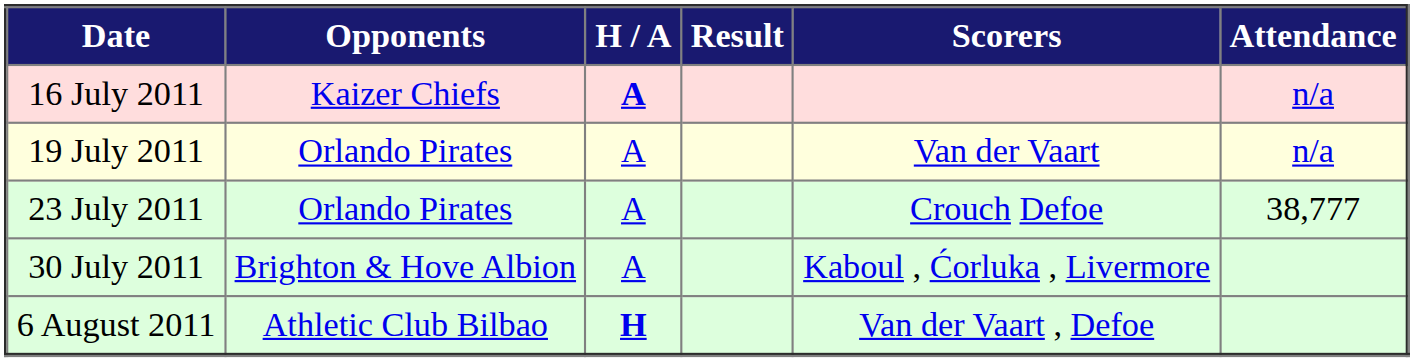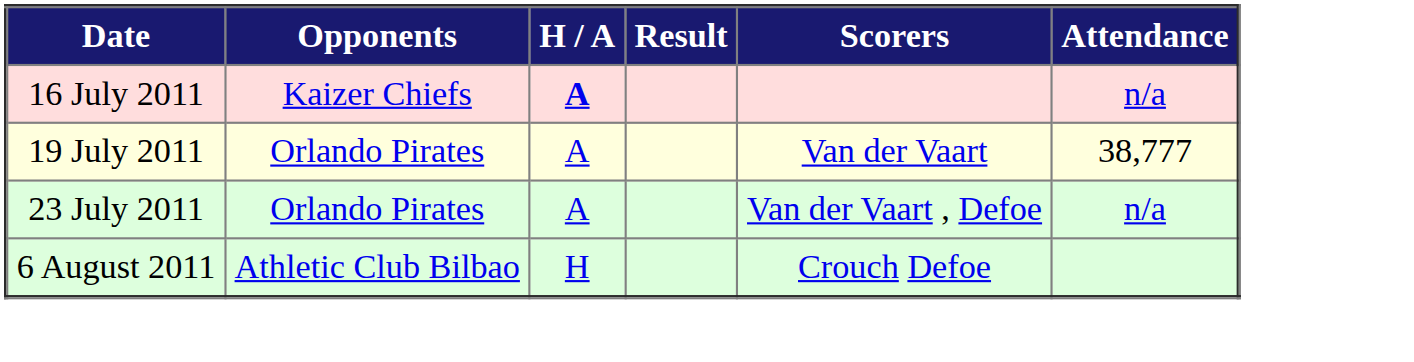(1313, 151) n/a -> (1145, 151) 38,777
(1007, 208) Crouch Defoe -> (895, 208) Van der Vaart , Defoe
(1313, 208) 38,777 -> (1145, 208) n/a
- row: (116, 266)
(633, 324) bold -> (577, 266) normal
(1007, 324) Van der Vaart , Defoe -> (895, 266) Crouch Defoe
